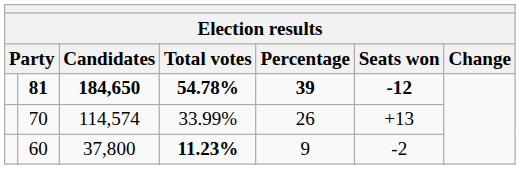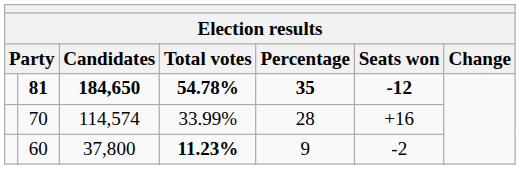(305, 88) 39 -> (305, 88) 35
(305, 118) 26 -> (305, 118) 28
(399, 118) +13 -> (399, 118) +16
